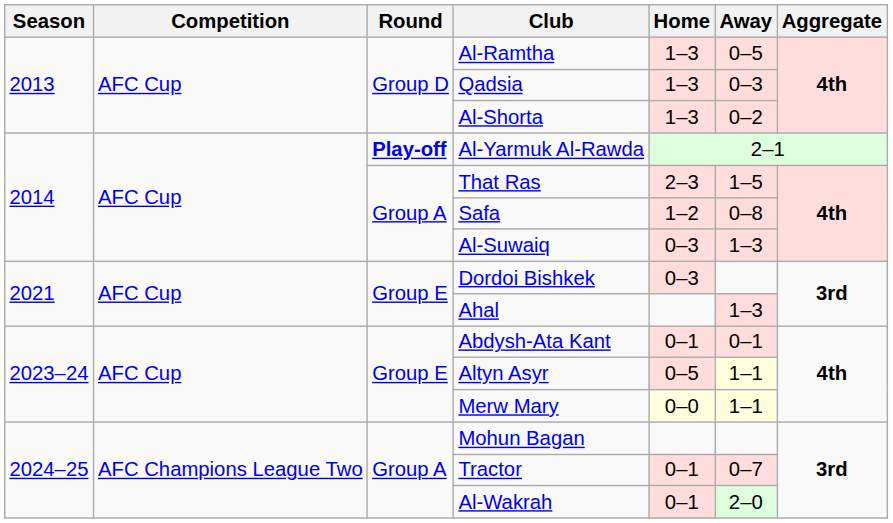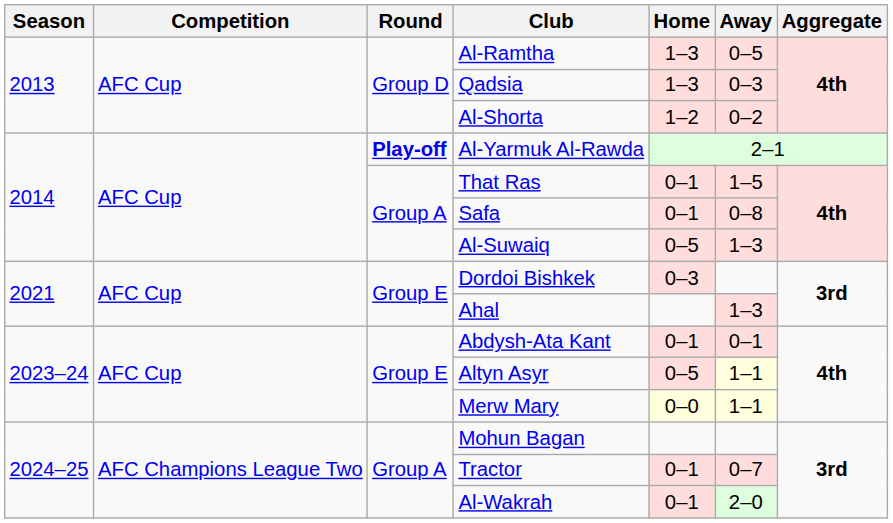(682, 117) 1–3 -> (682, 117) 1–2
(682, 182) 2–3 -> (682, 182) 0–1
(682, 214) 1–2 -> (682, 214) 0–1
(682, 246) 0–3 -> (682, 246) 0–5
